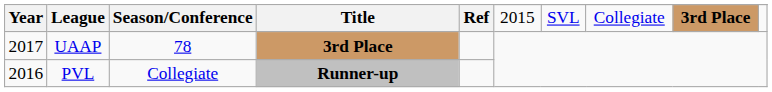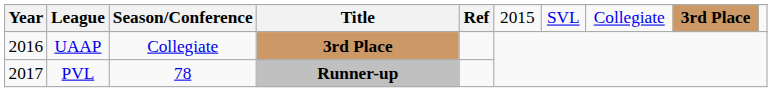(26, 45) 2017 -> (26, 45) 2016
(183, 45) 78 -> (183, 45) Collegiate
(26, 73) 2016 -> (26, 73) 2017
(183, 73) Collegiate -> (183, 73) 78
